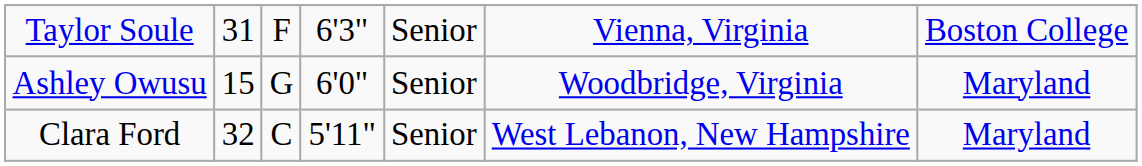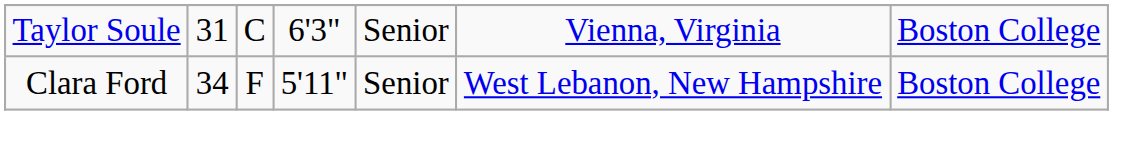(282, 30) F -> (255, 30) C
- row: (110, 82)
(238, 134) 32 -> (212, 82) 34
(282, 134) C -> (255, 82) F
(1027, 134) Maryland -> (999, 82) Boston College
